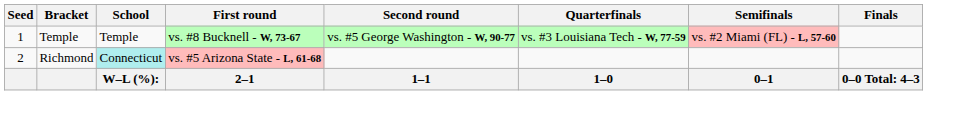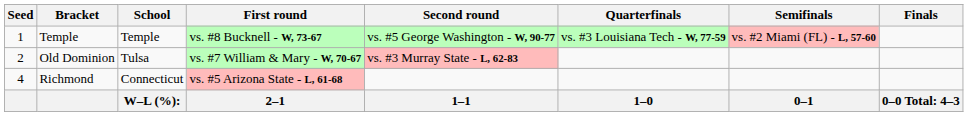+ row: (77, 58)
(20, 58) 2 -> (20, 79) 4
(131, 58) paleturquoise background -> (152, 79) no background
